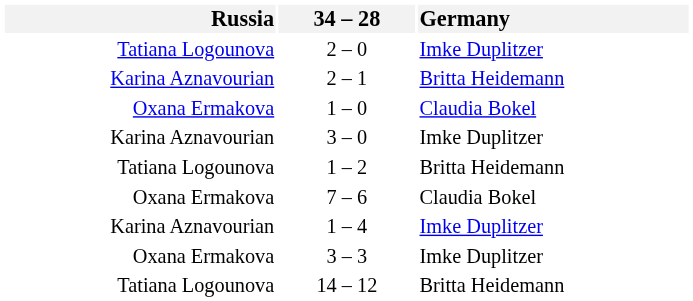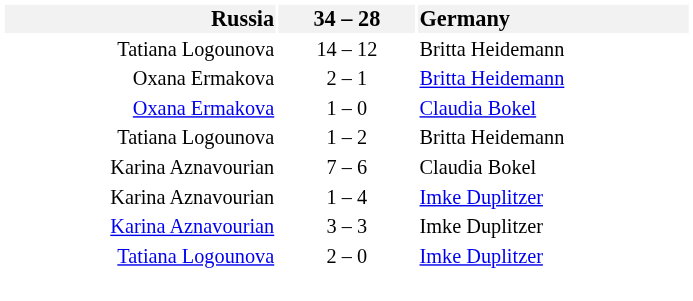rows swapped: (347, 49) <-> (347, 285)
(192, 78) Karina Aznavourian -> (204, 78) Oxana Ermakova
- row: (347, 137)
(204, 197) Oxana Ermakova -> (192, 167) Karina Aznavourian
(204, 256) Oxana Ermakova -> (192, 226) Karina Aznavourian
